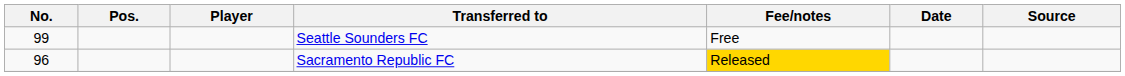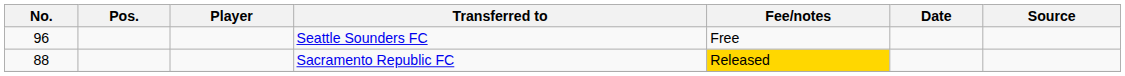(41, 38) 99 -> (41, 38) 96
(41, 61) 96 -> (41, 61) 88
